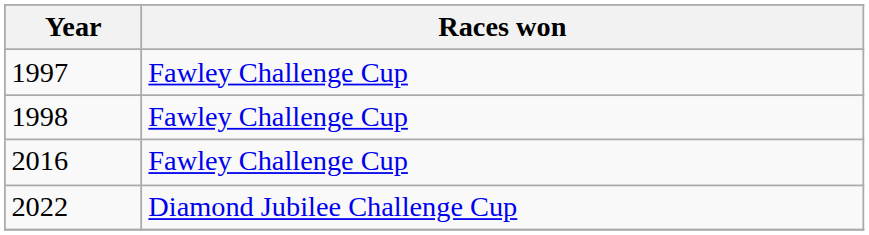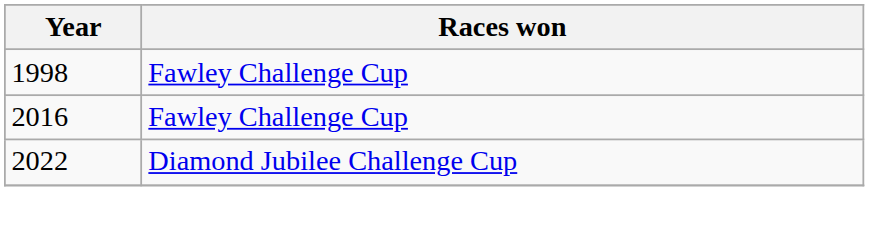- row: (40, 71)
